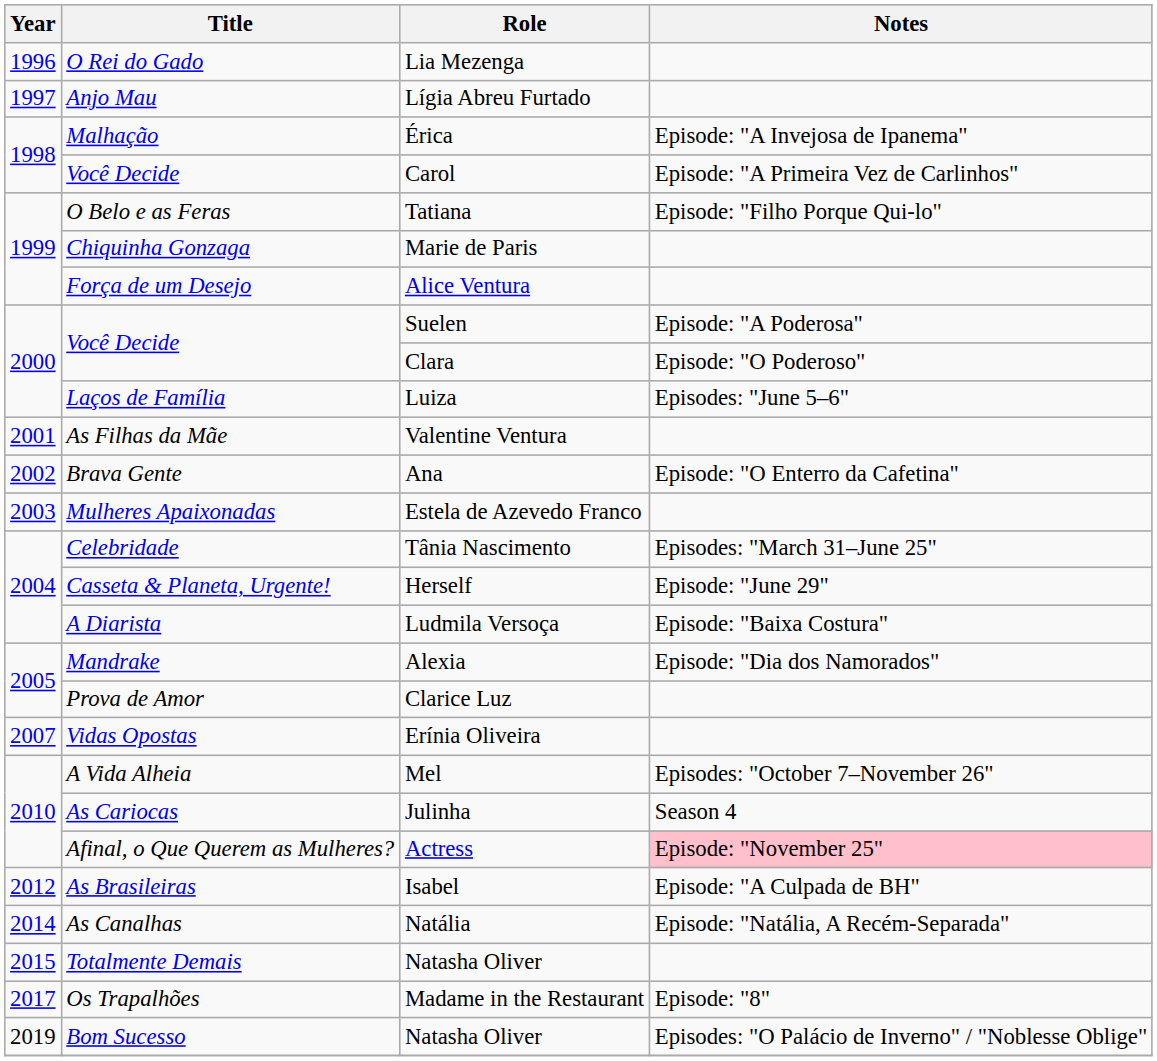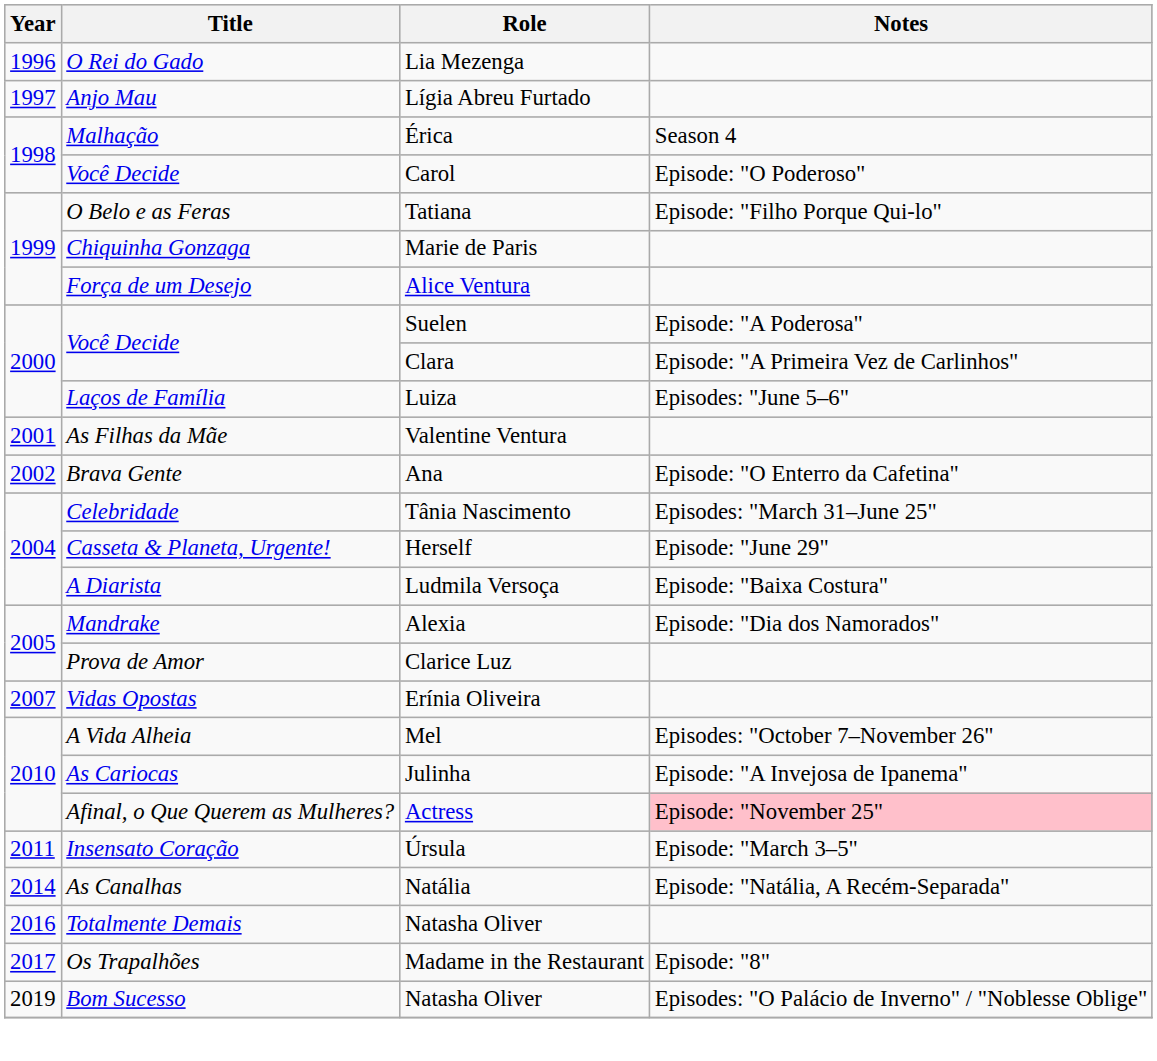(811, 136) Episode: "A Invejosa de Ipanema" -> (696, 136) Season 4
(837, 173) Episode: "A Primeira Vez de Carlinhos" -> (760, 173) Episode: "O Poderoso"
(760, 361) Episode: "O Poderoso" -> (837, 361) Episode: "A Primeira Vez de Carlinhos"
- row: (171, 511)
(696, 811) Season 4 -> (811, 774) Episode: "A Invejosa de Ipanema"
+ row: (152, 849)
- row: (131, 886)
(33, 961) 2015 -> (33, 924) 2016
